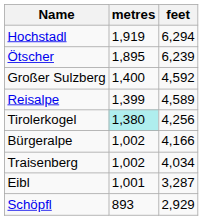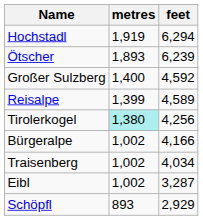(128, 57) 1,895 -> (128, 57) 1,893
(128, 183) 1,001 -> (128, 183) 1,002
